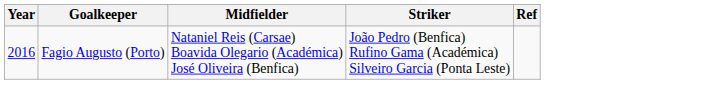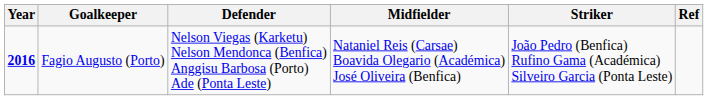+ column: (249, 15)
(21, 52) normal -> (21, 60) bold
